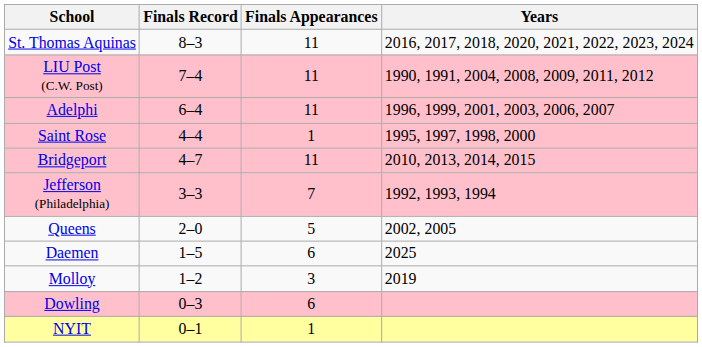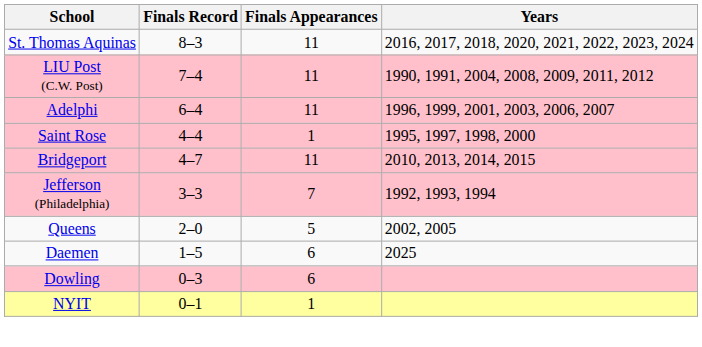- row: (72, 278)
